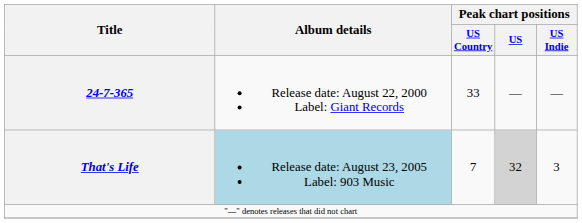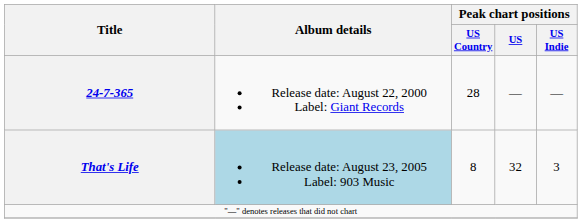(473, 92) 33 -> (473, 92) 28
(473, 167) 7 -> (473, 167) 8
(515, 167) lightgrey background -> (515, 167) no background
